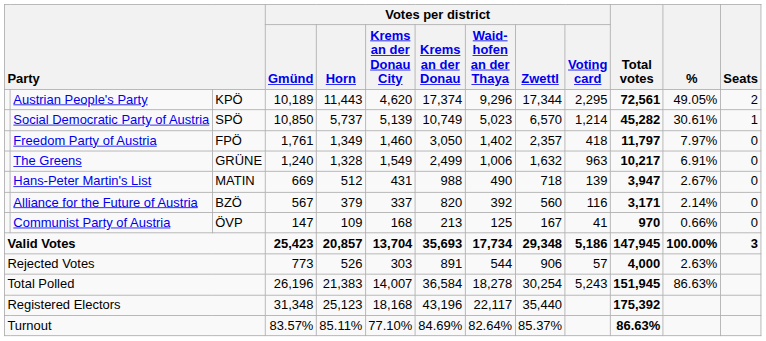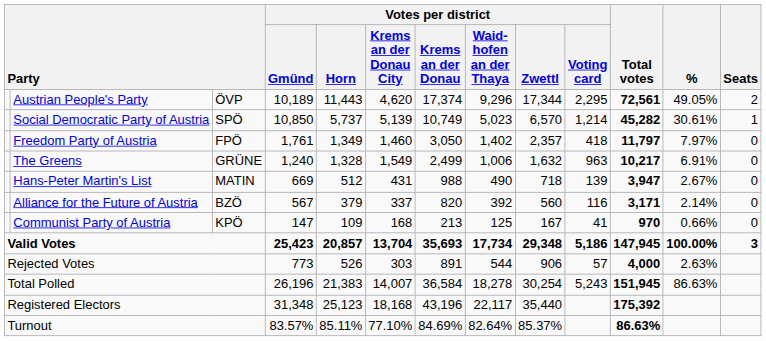(229, 99) KPÖ -> (229, 99) ÖVP
(229, 222) ÖVP -> (229, 222) KPÖ
